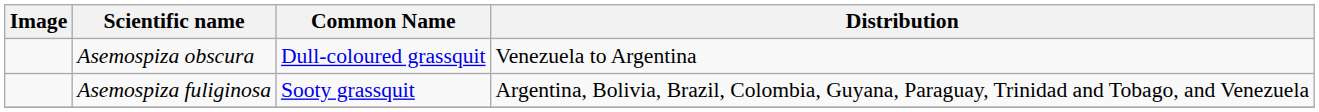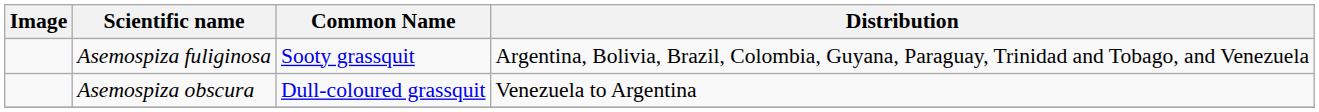rows swapped: (174, 90) <-> (166, 55)
